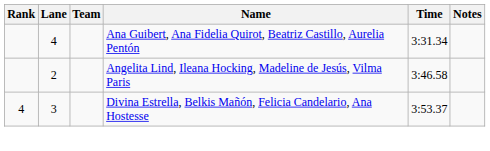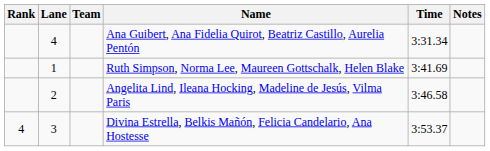+ row: (255, 68)
